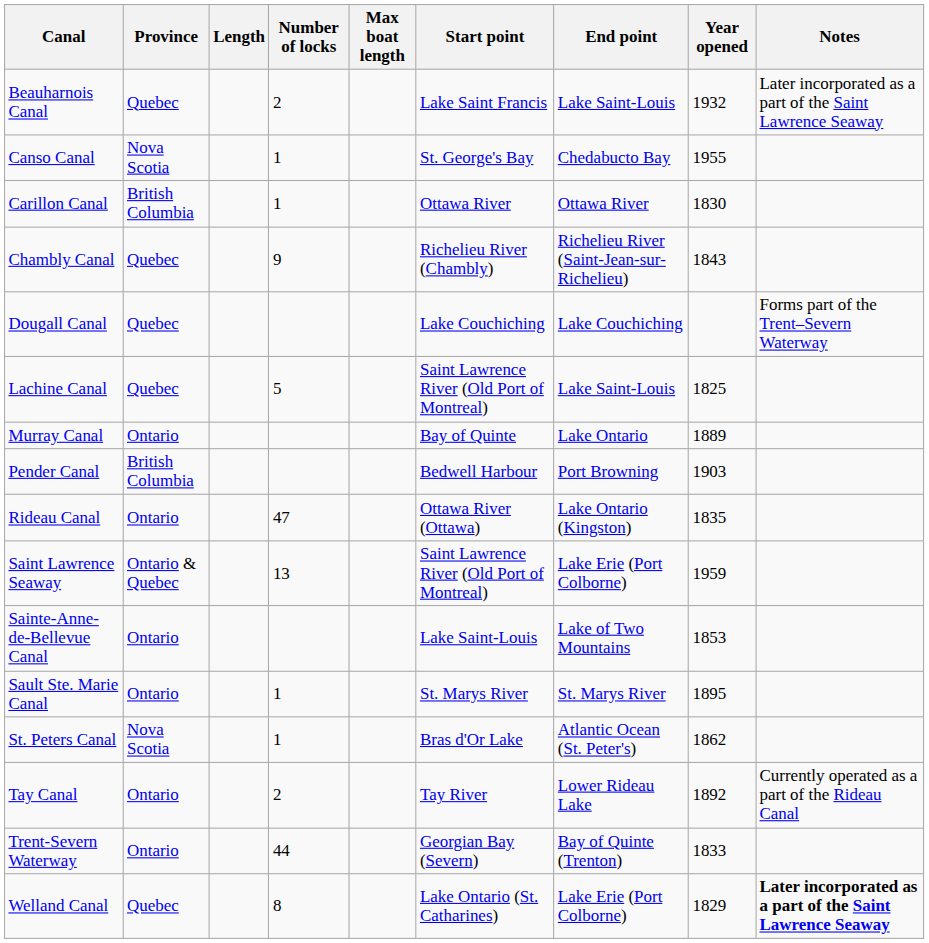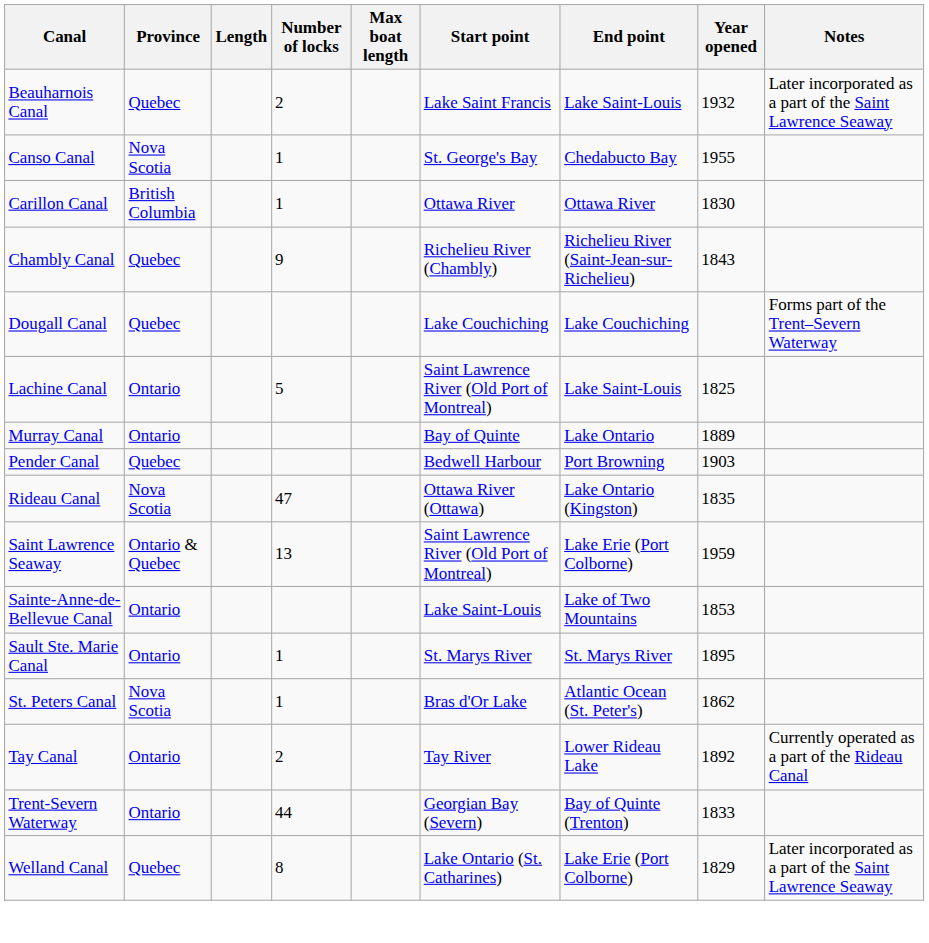(153, 389) Quebec -> (154, 389) Ontario
(160, 471) British Columbia -> (154, 462) Quebec
(153, 517) Ontario -> (150, 498) Nova Scotia
(838, 906) bold -> (841, 868) normal
